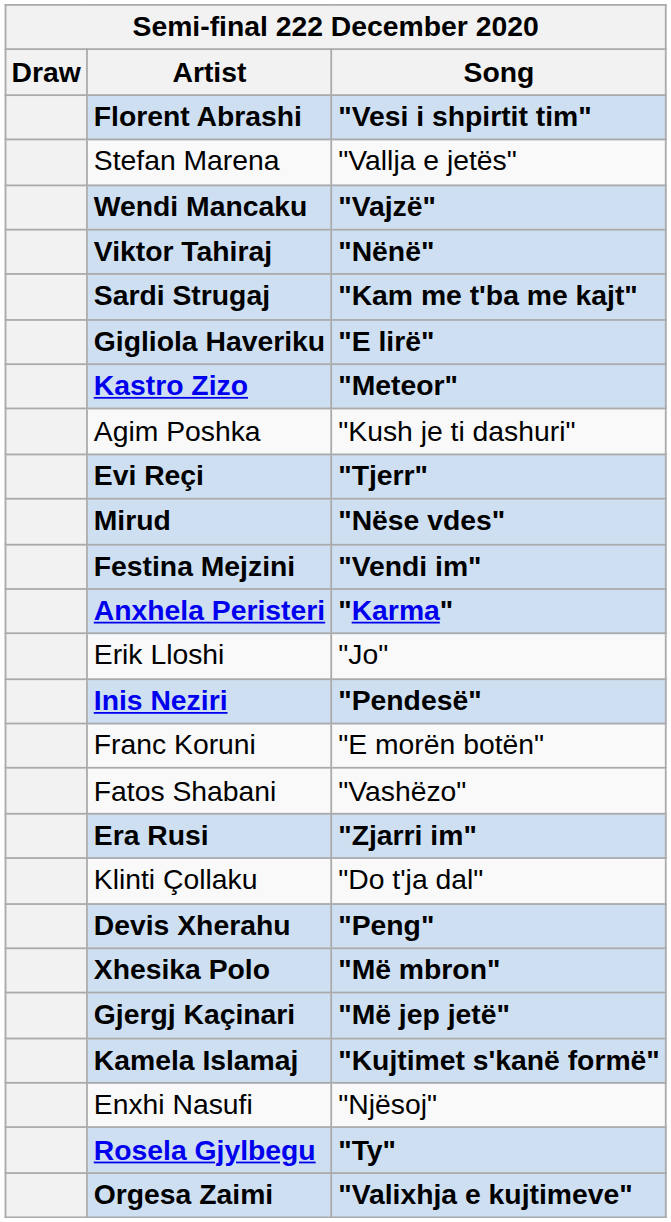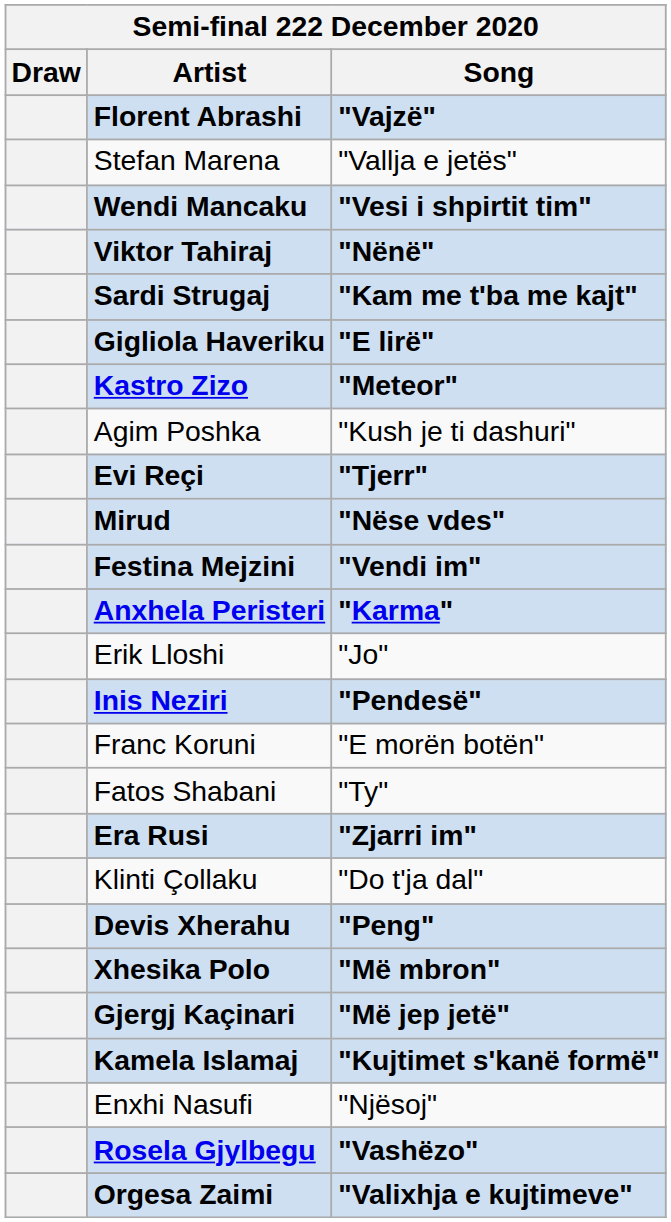(465, 116) "Vesi i shpirtit tim" -> (387, 116) "Vajzë"
(387, 206) "Vajzë" -> (465, 206) "Vesi i shpirtit tim"
(402, 790) "Vashëzo" -> (363, 790) "Ty"
(367, 1149) "Ty" -> (408, 1149) "Vashëzo"
